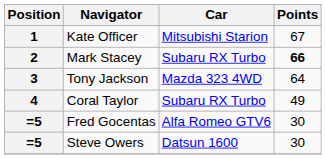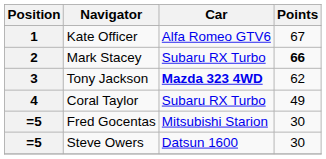(215, 36) Mitsubishi Starion -> (216, 36) Alfa Romeo GTV6
(212, 79) normal -> (212, 79) bold
(298, 79) 64 -> (298, 79) 62
(216, 121) Alfa Romeo GTV6 -> (215, 121) Mitsubishi Starion
